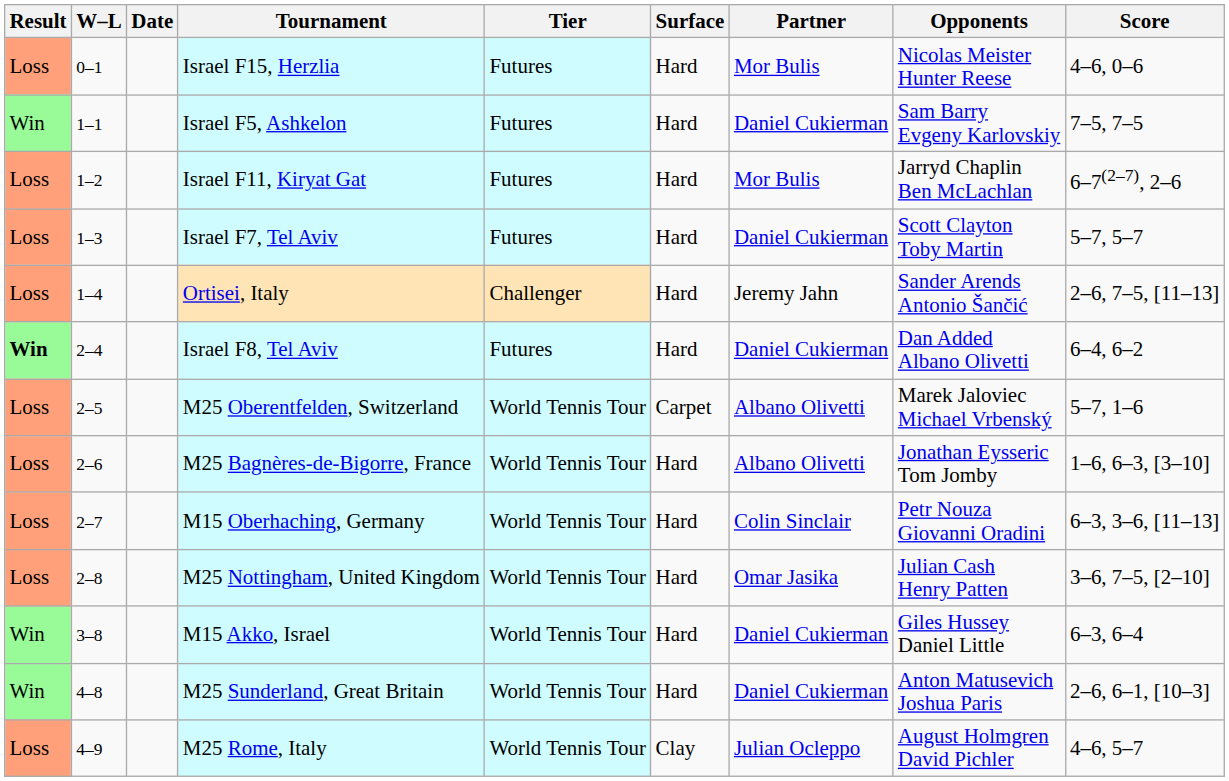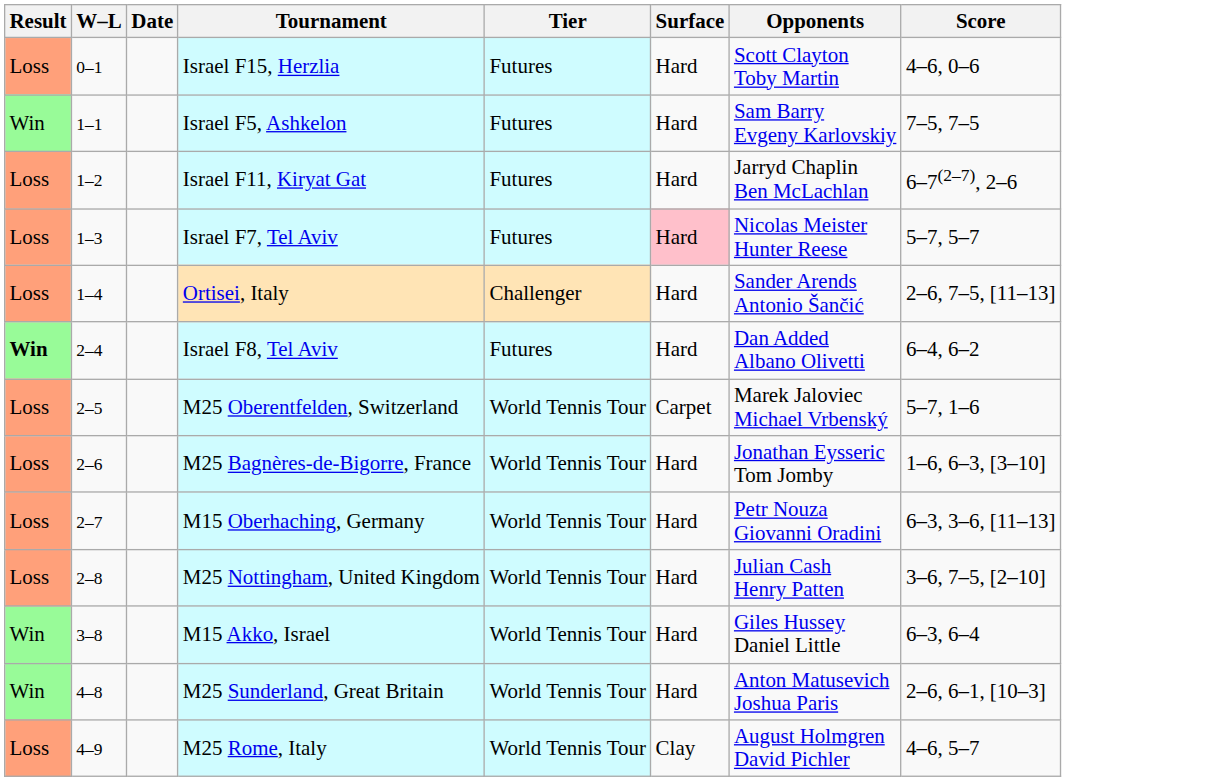- column: (811, 21)
(964, 66) Nicolas Meister Hunter Reese -> (791, 66) Scott Clayton Toby Martin
(677, 236) no background -> (677, 236) pink background
(955, 236) Scott Clayton Toby Martin -> (801, 236) Nicolas Meister Hunter Reese
